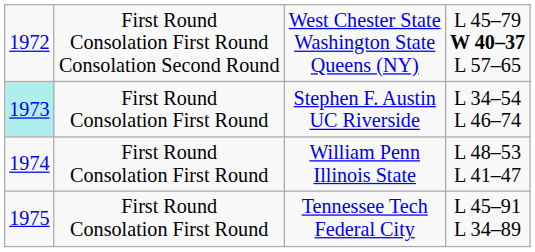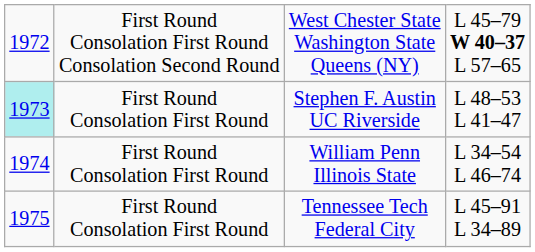(488, 109) L 34–54 L 46–74 -> (488, 109) L 48–53 L 41–47
(488, 163) L 48–53 L 41–47 -> (488, 163) L 34–54 L 46–74
